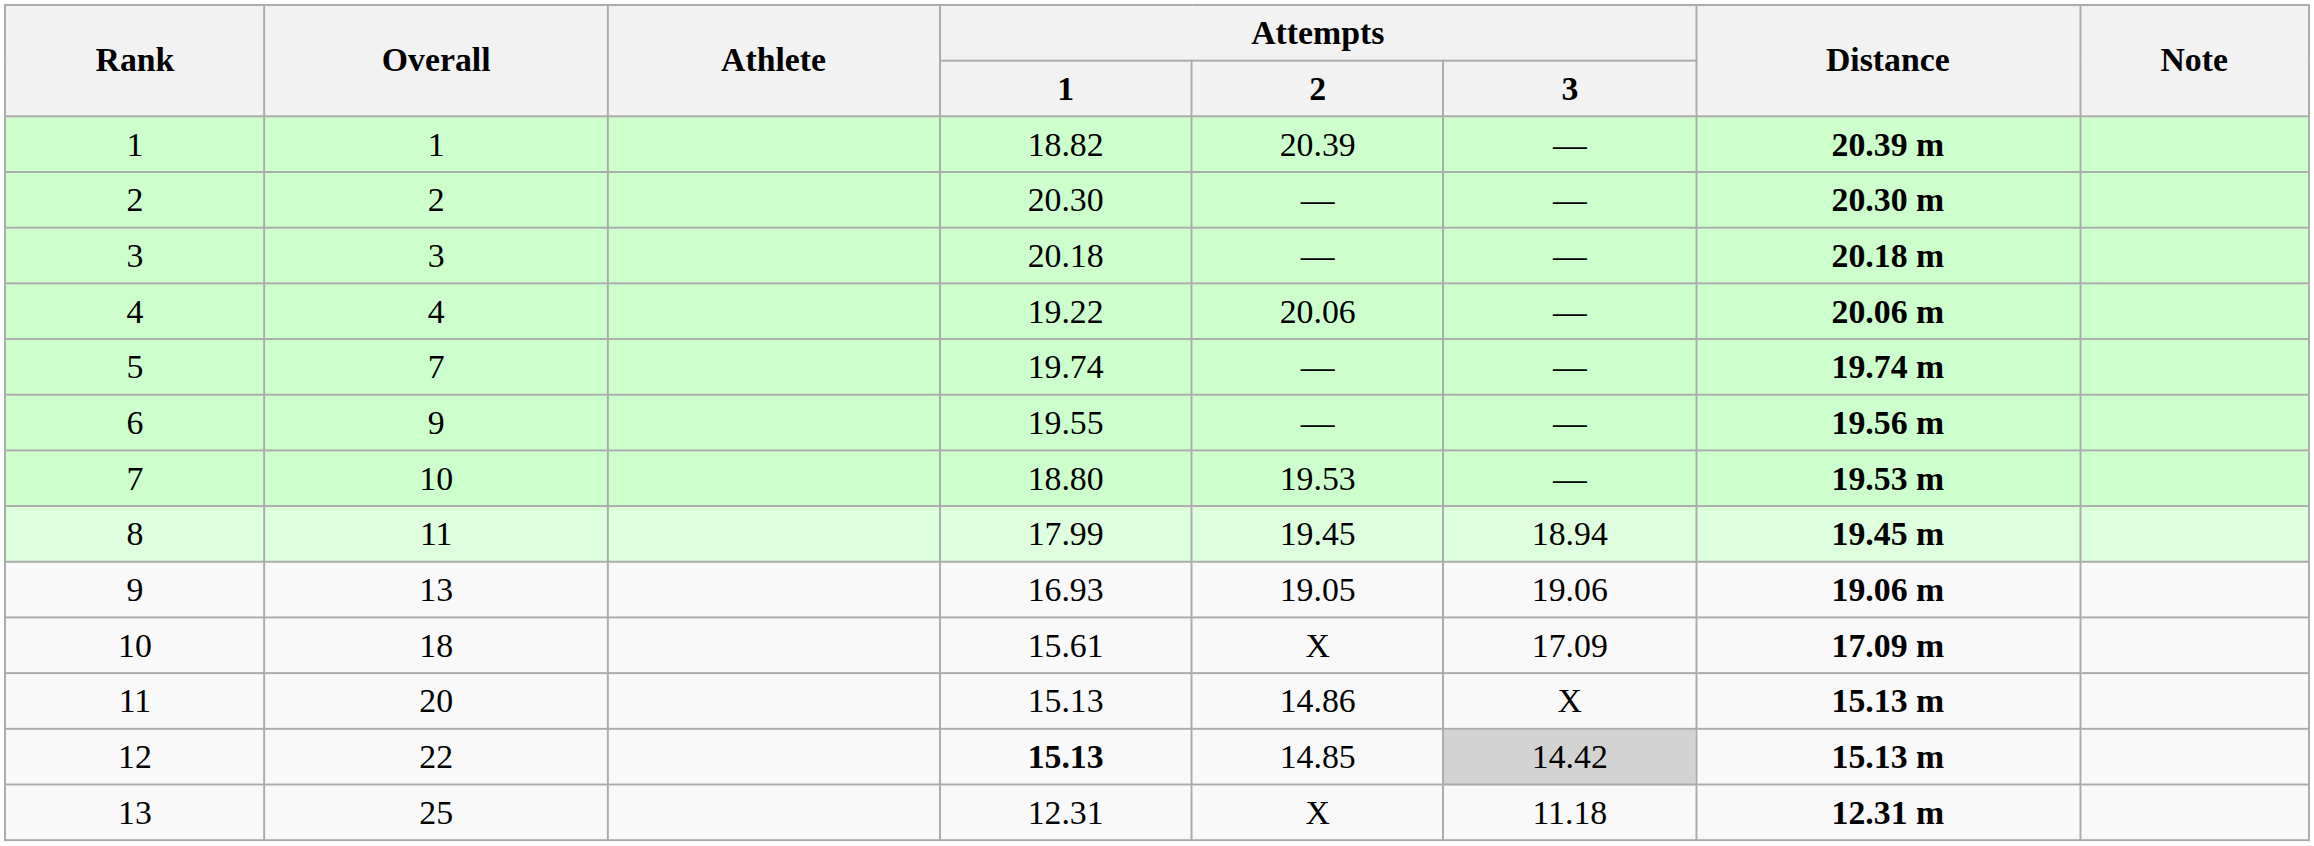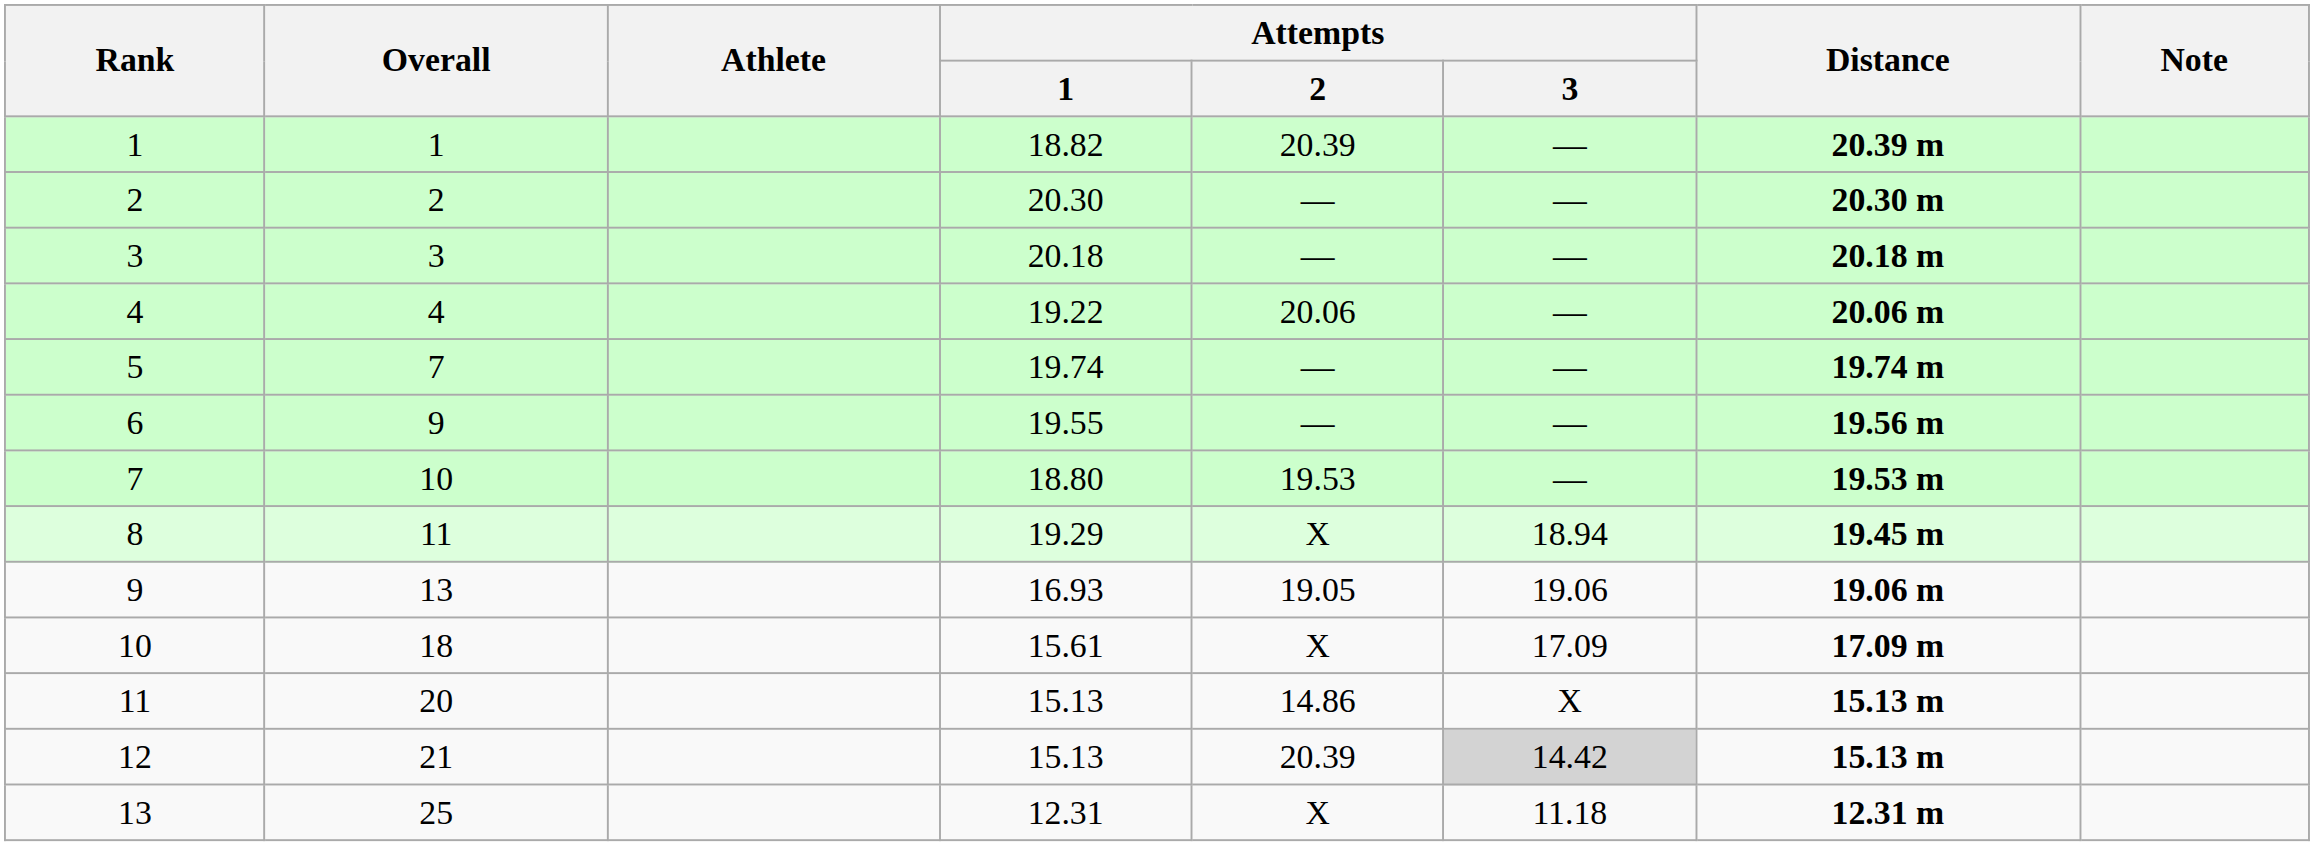(1066, 533) 17.99 -> (1066, 533) 19.29
(1318, 533) 19.45 -> (1318, 533) X
(436, 756) 22 -> (436, 756) 21
(1066, 756) bold -> (1066, 756) normal
(1318, 756) 14.85 -> (1318, 756) 20.39
